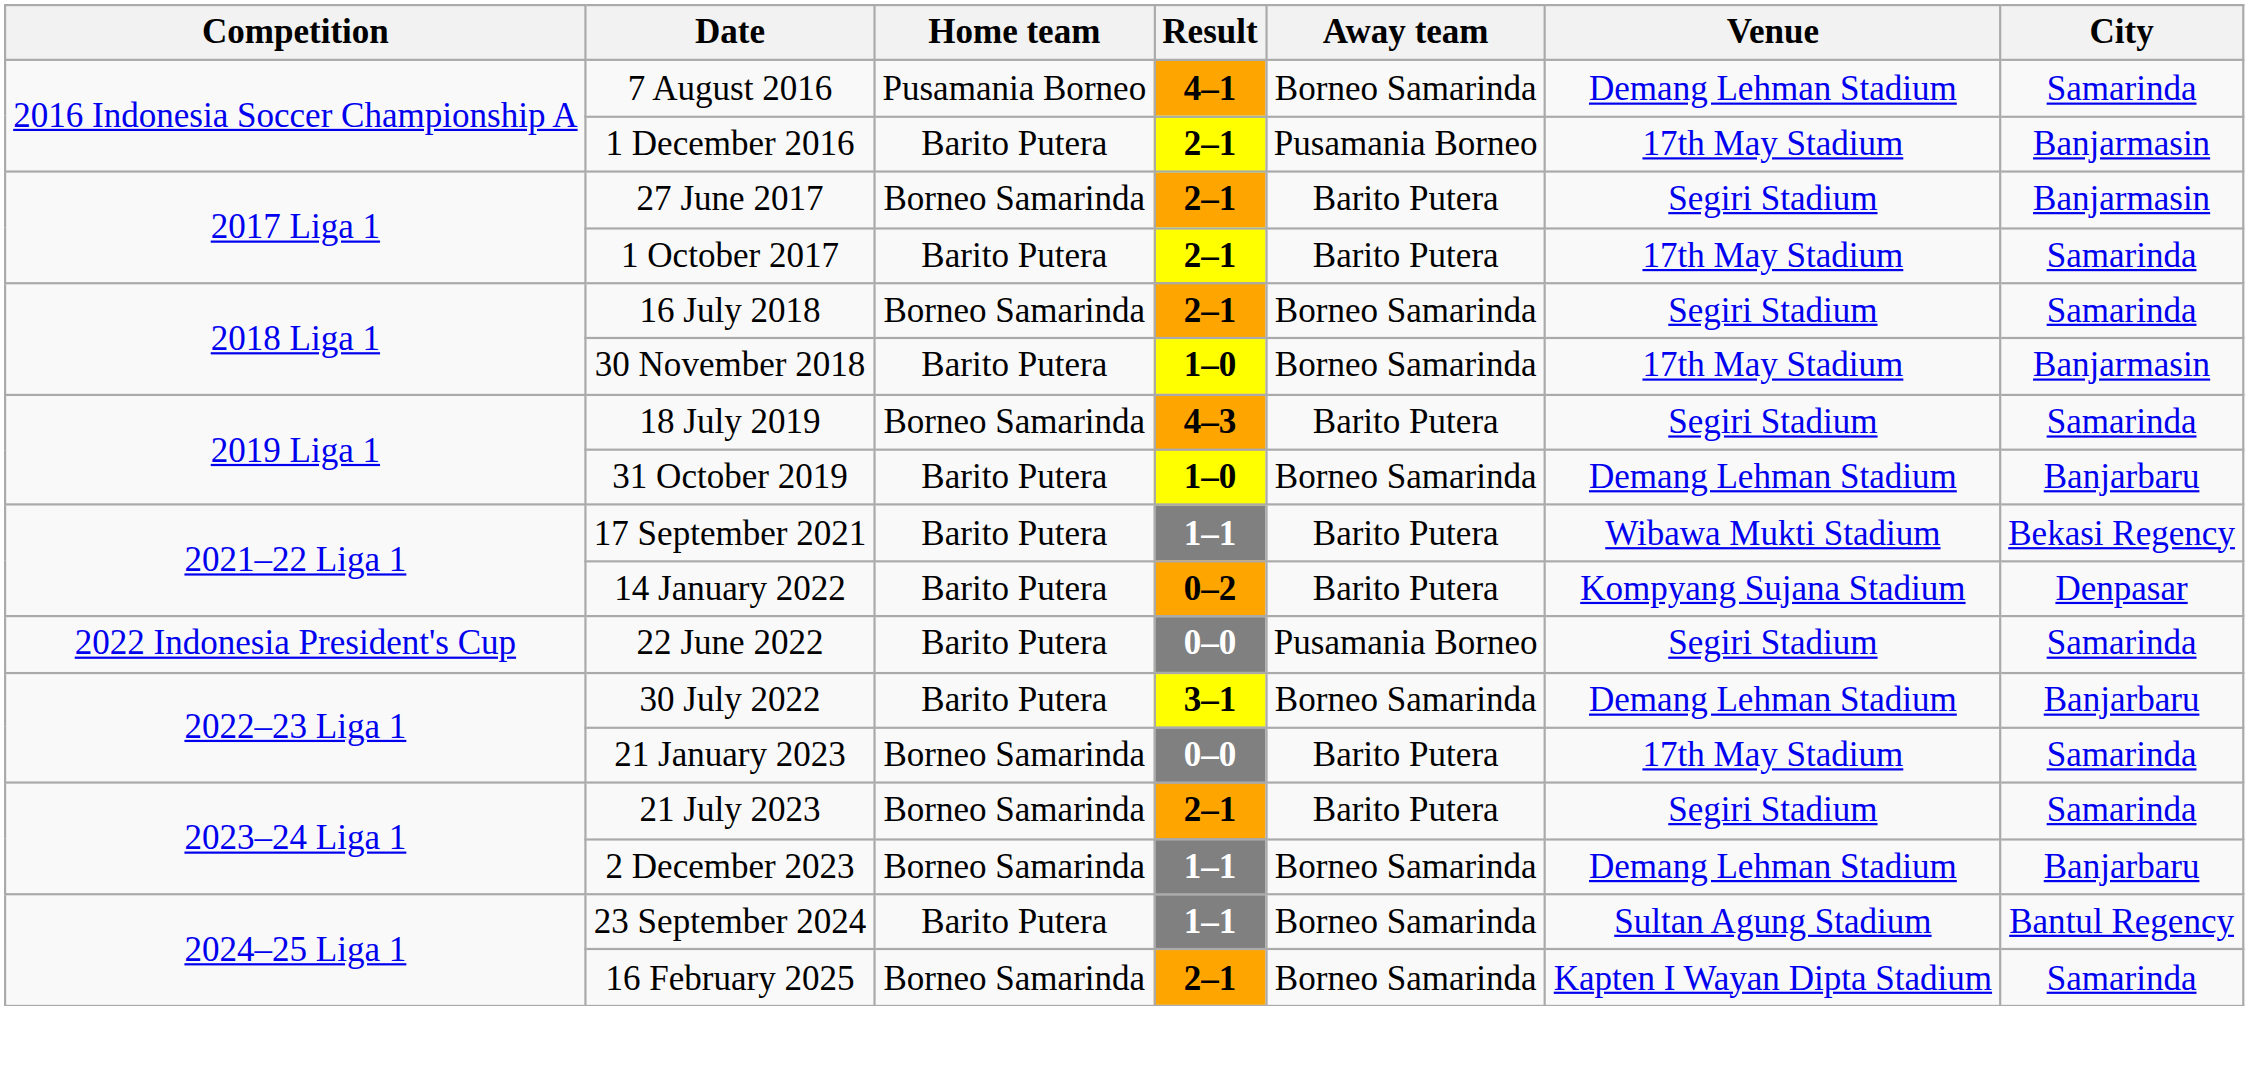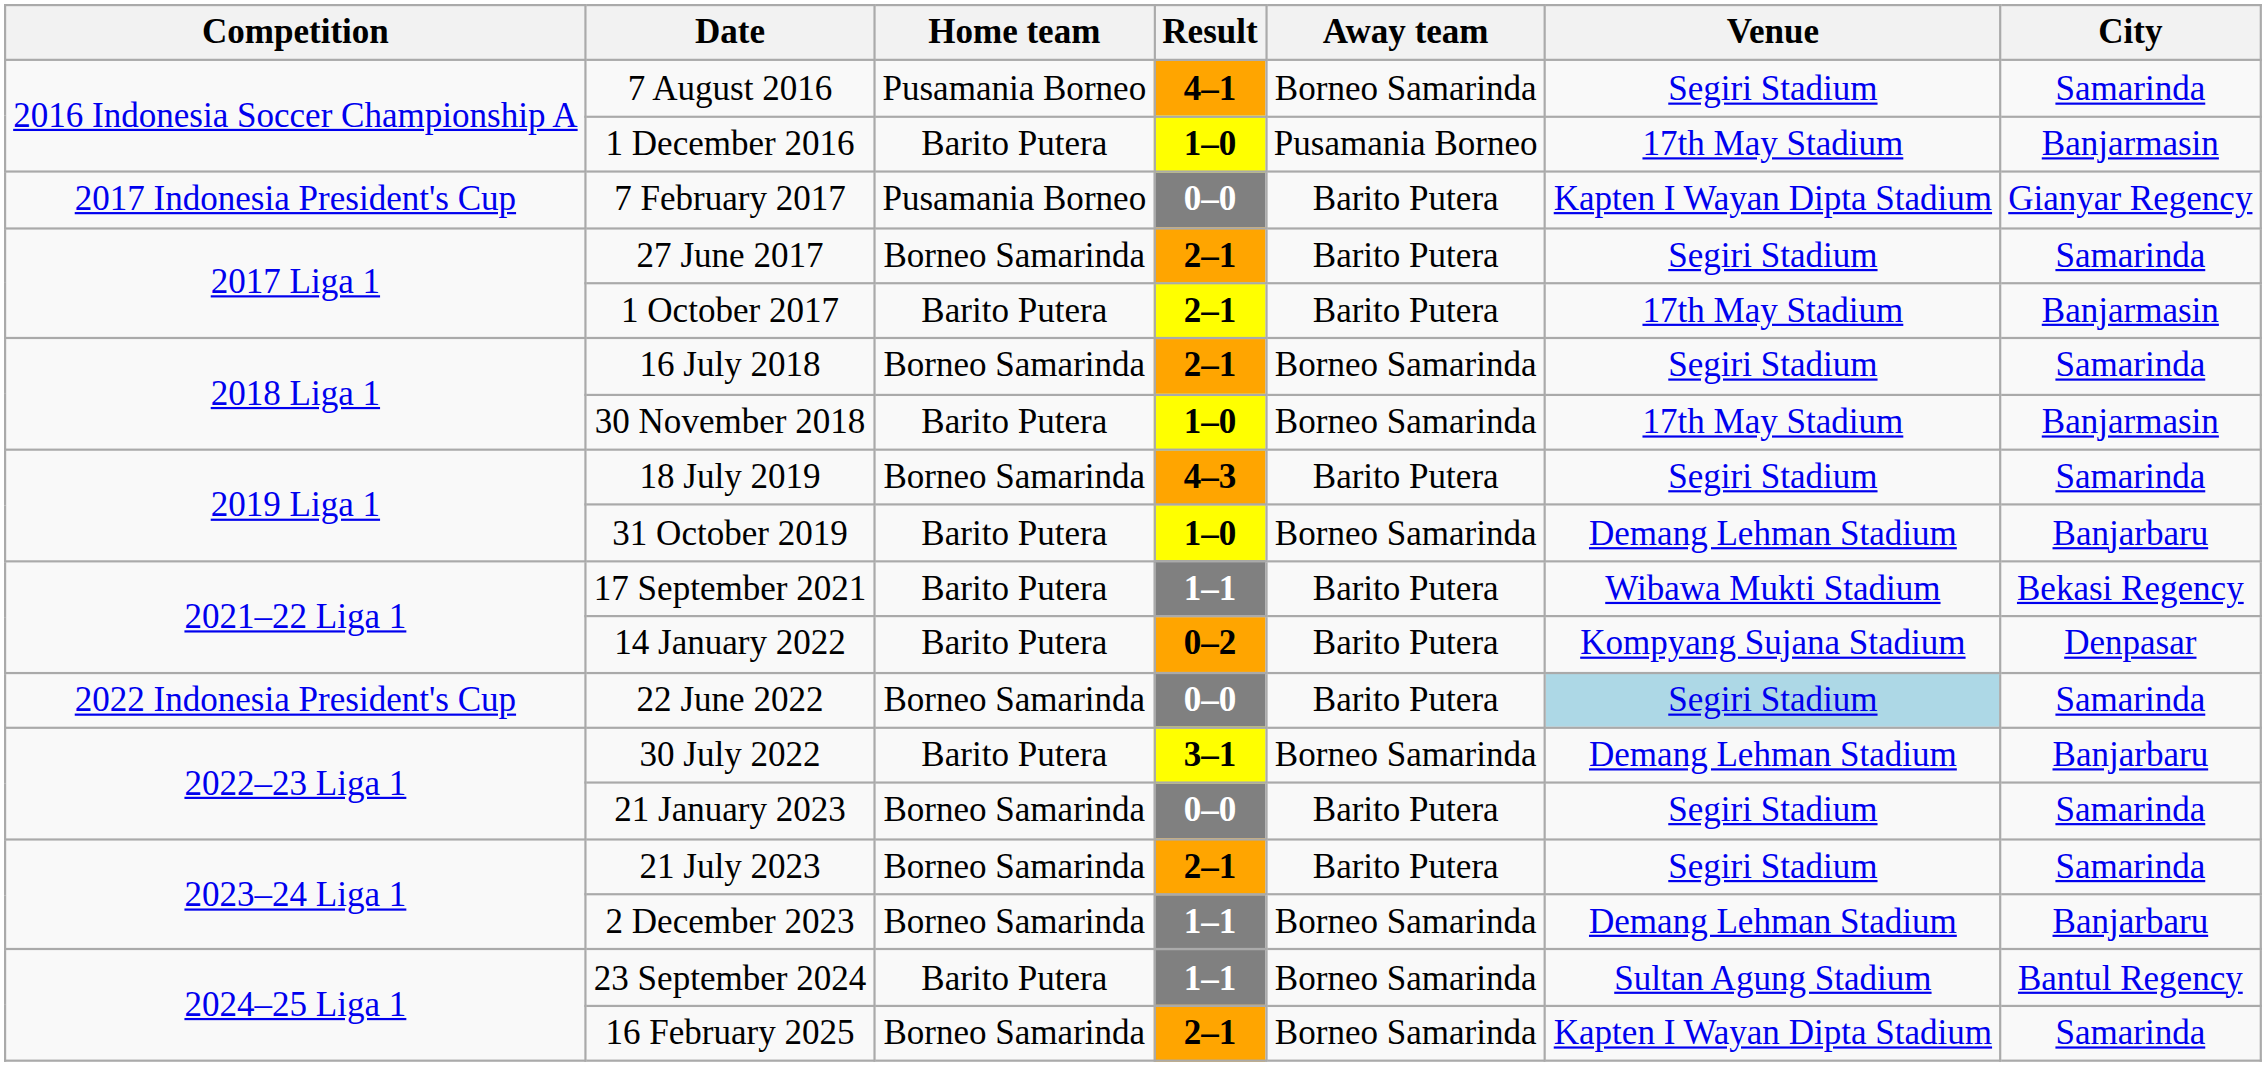(1773, 87) Demang Lehman Stadium -> (1773, 87) Segiri Stadium
(1210, 143) 2–1 -> (1210, 143) 1–0
+ row: (730, 198)
(2122, 198) Banjarmasin -> (2130, 254) Samarinda
(2122, 254) Samarinda -> (2130, 310) Banjarmasin
(1014, 643) Barito Putera -> (1014, 699) Borneo Samarinda
(1406, 643) Pusamania Borneo -> (1406, 699) Barito Putera
(1773, 643) no background -> (1773, 699) lightblue background
(1773, 754) 17th May Stadium -> (1773, 810) Segiri Stadium
